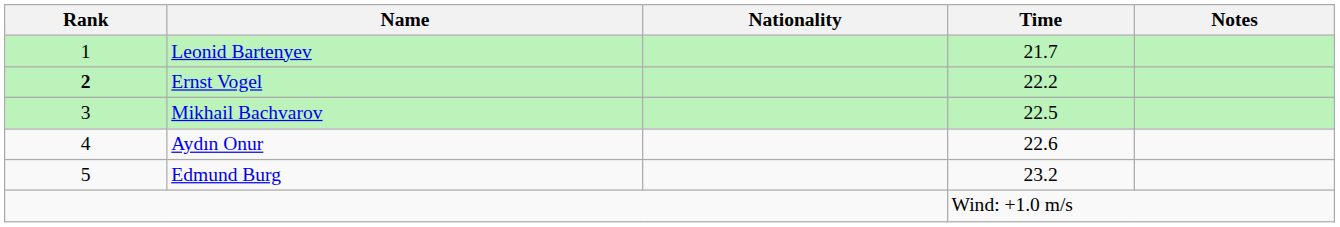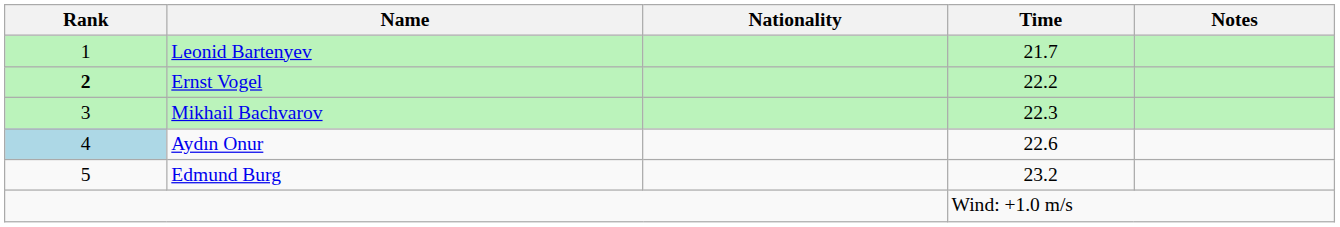(1041, 112) 22.5 -> (1041, 112) 22.3
(86, 143) no background -> (86, 143) lightblue background
